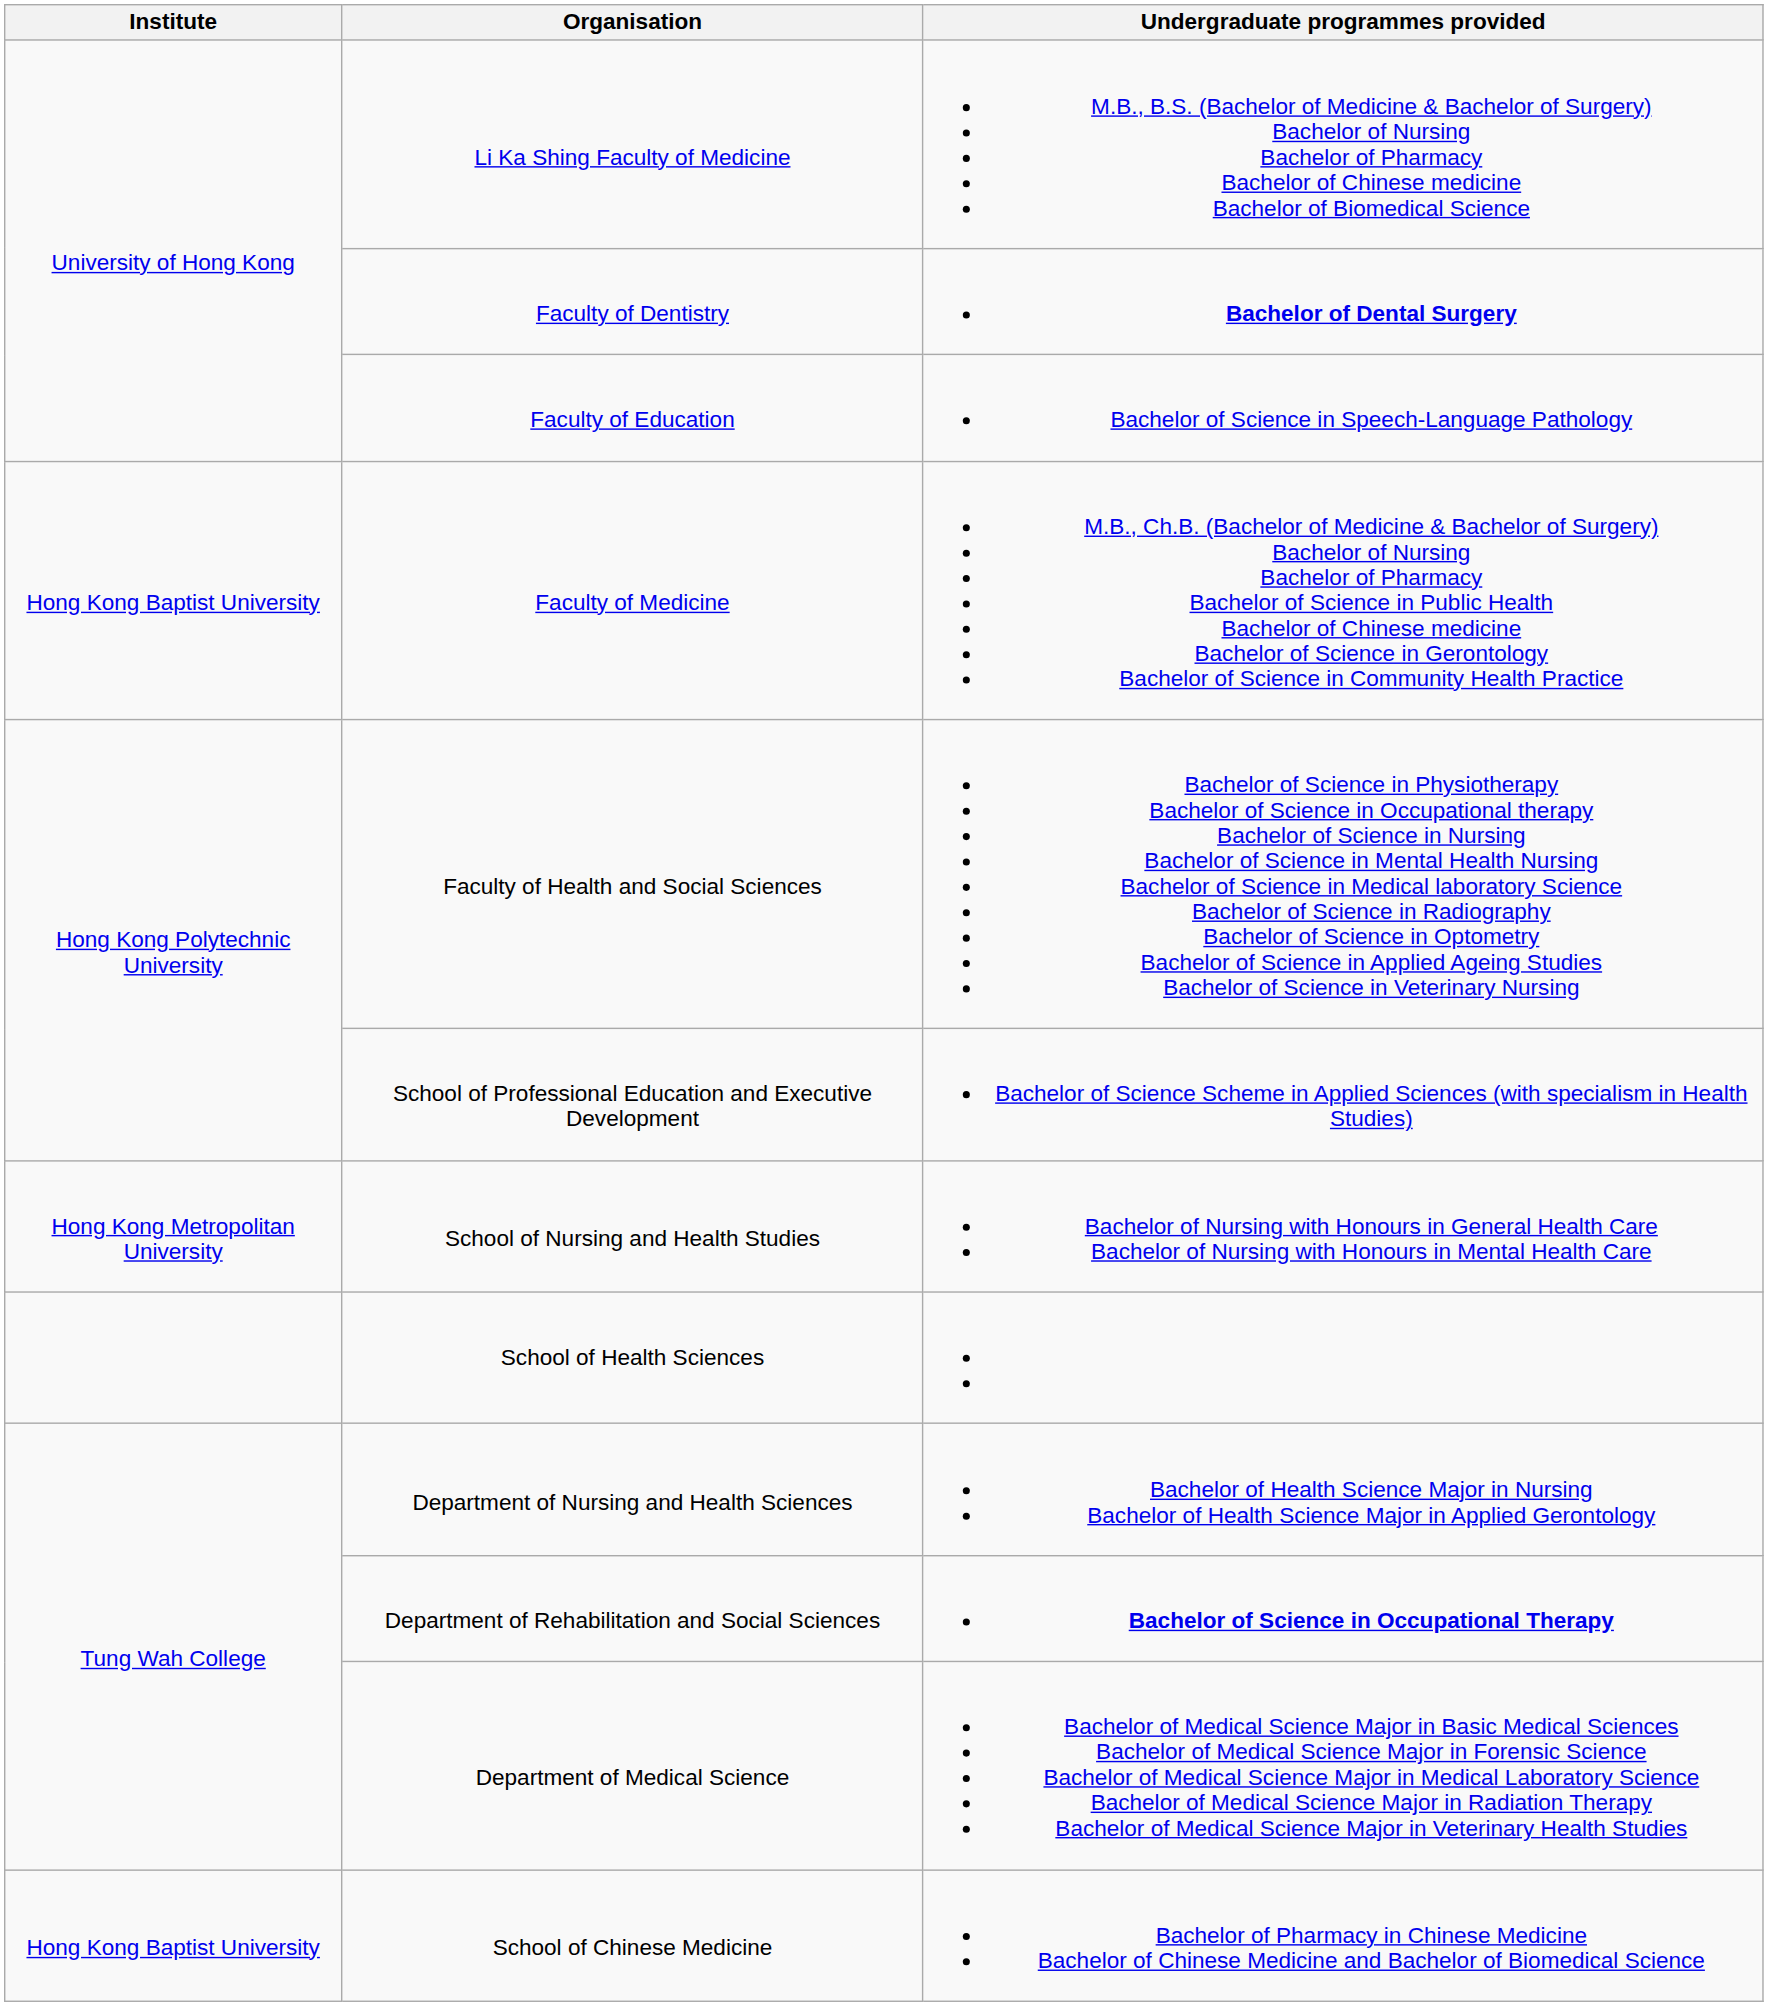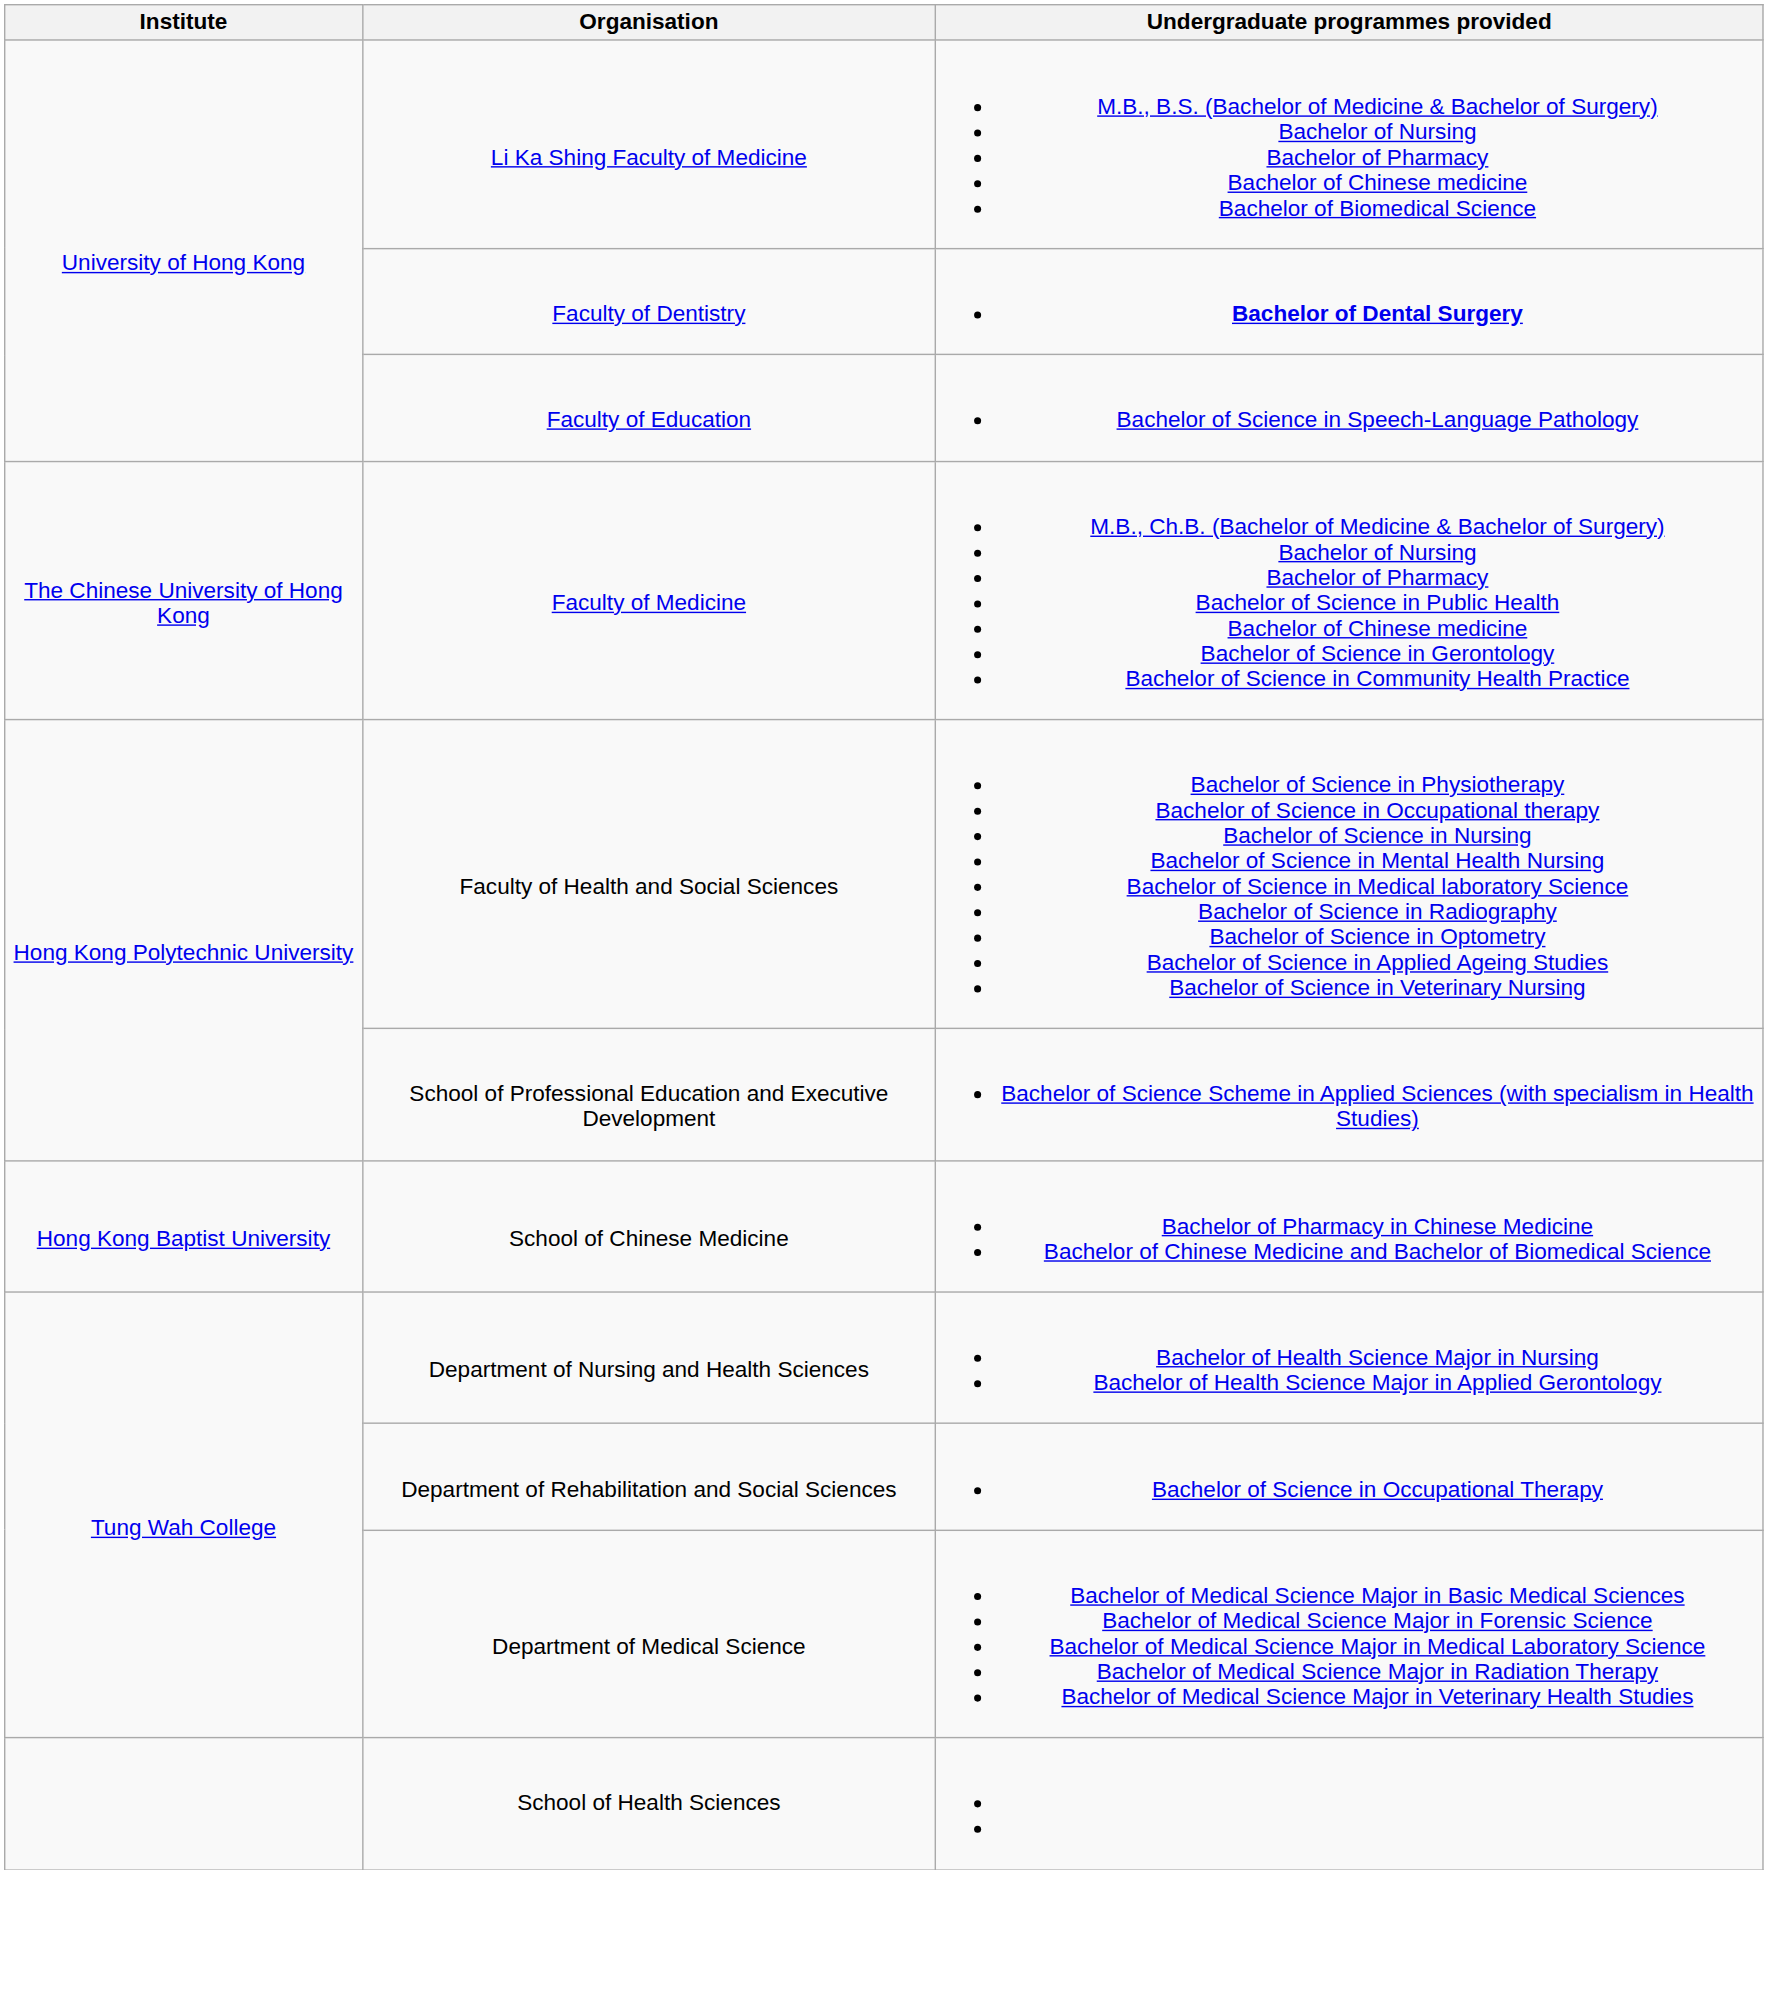(173, 602) Hong Kong Baptist University -> (183, 602) The Chinese University of Hong Kong
- row: (632, 1238)
rows swapped: (632, 1947) <-> (632, 1357)
(1343, 1621) bold -> (1349, 1490) normal
